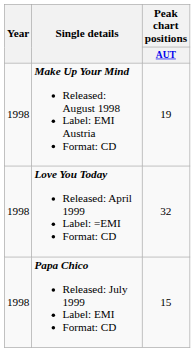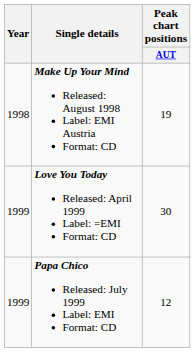(18, 211) 1998 -> (18, 211) 1999
(166, 211) 32 -> (166, 211) 30
(18, 302) 1998 -> (18, 302) 1999
(166, 302) 15 -> (166, 302) 12
